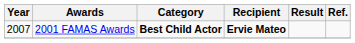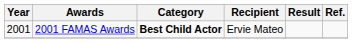(19, 29) 2007 -> (19, 29) 2001
(256, 29) bold -> (255, 29) normal
